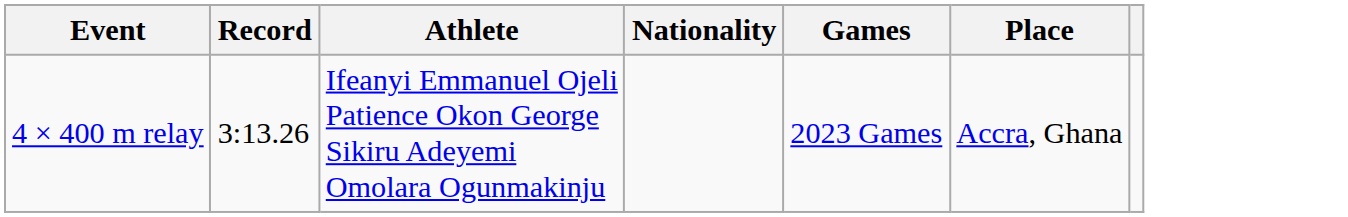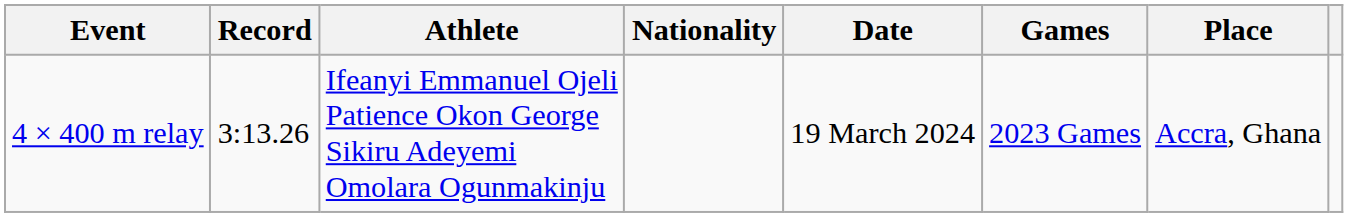+ column: (883, 29)
